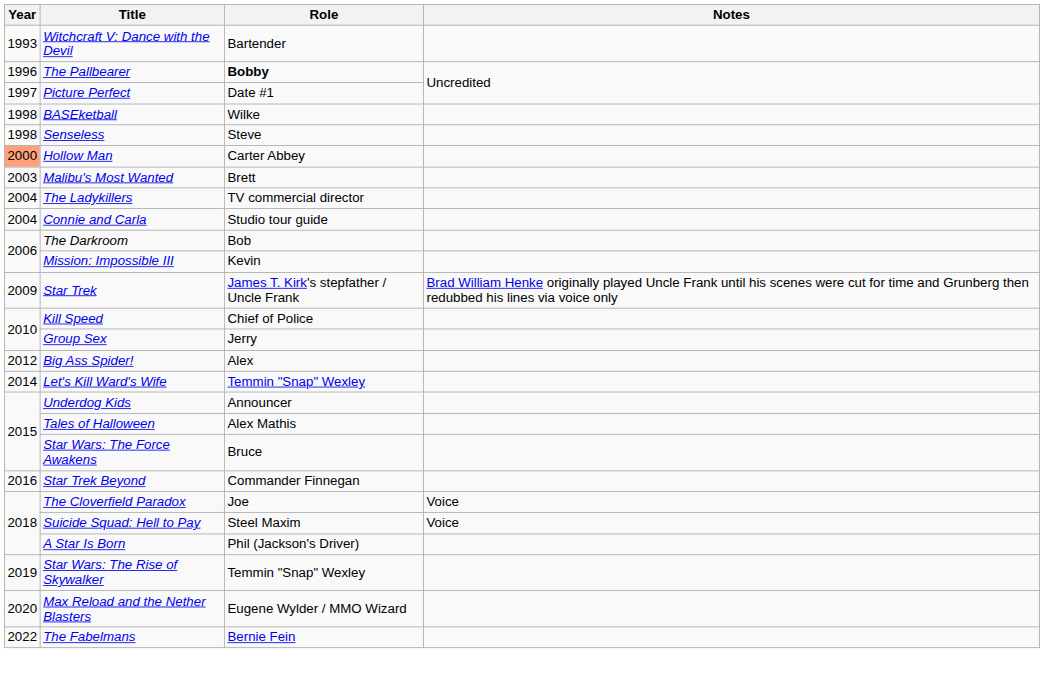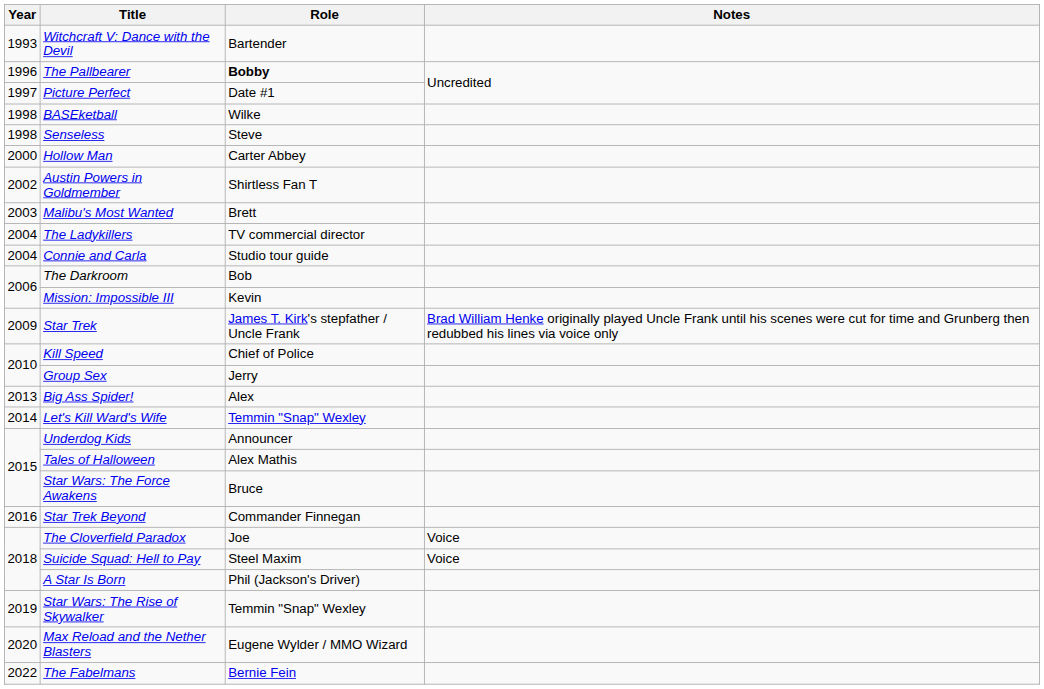(22, 156) lightsalmon background -> (22, 156) no background
+ row: (93, 184)
(22, 360) 2012 -> (22, 396) 2013
